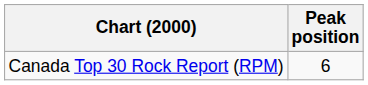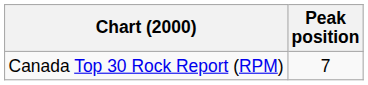(325, 65) 6 -> (325, 65) 7
